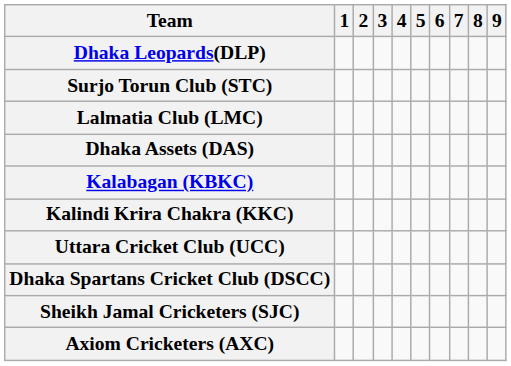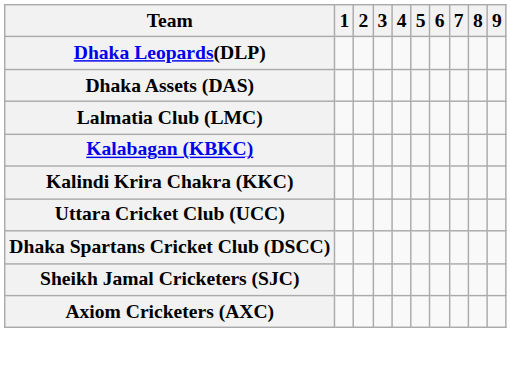- row: (170, 84)
rows swapped: (170, 149) <-> (170, 117)
